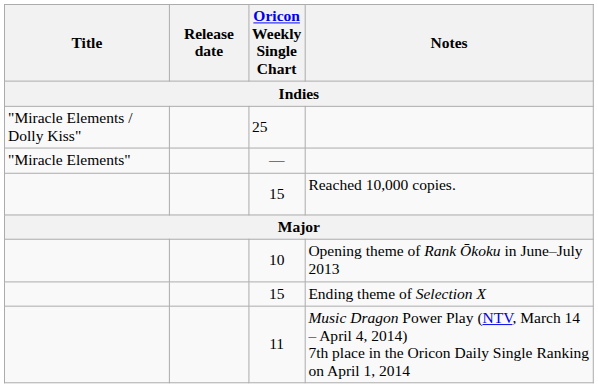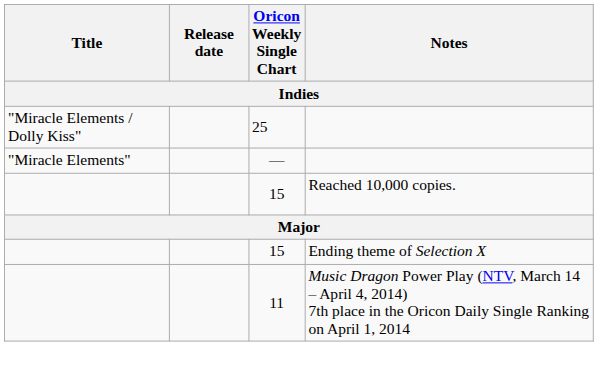- row: (277, 260)
